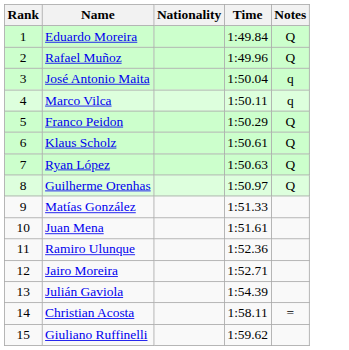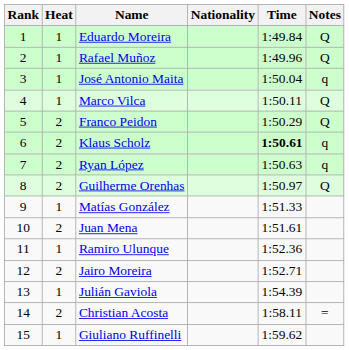+ column: (59, 15)
(290, 100) q -> (325, 100) Q
(248, 143) normal -> (282, 143) bold
(290, 143) Q -> (325, 143) q
(290, 164) Q -> (325, 164) q
